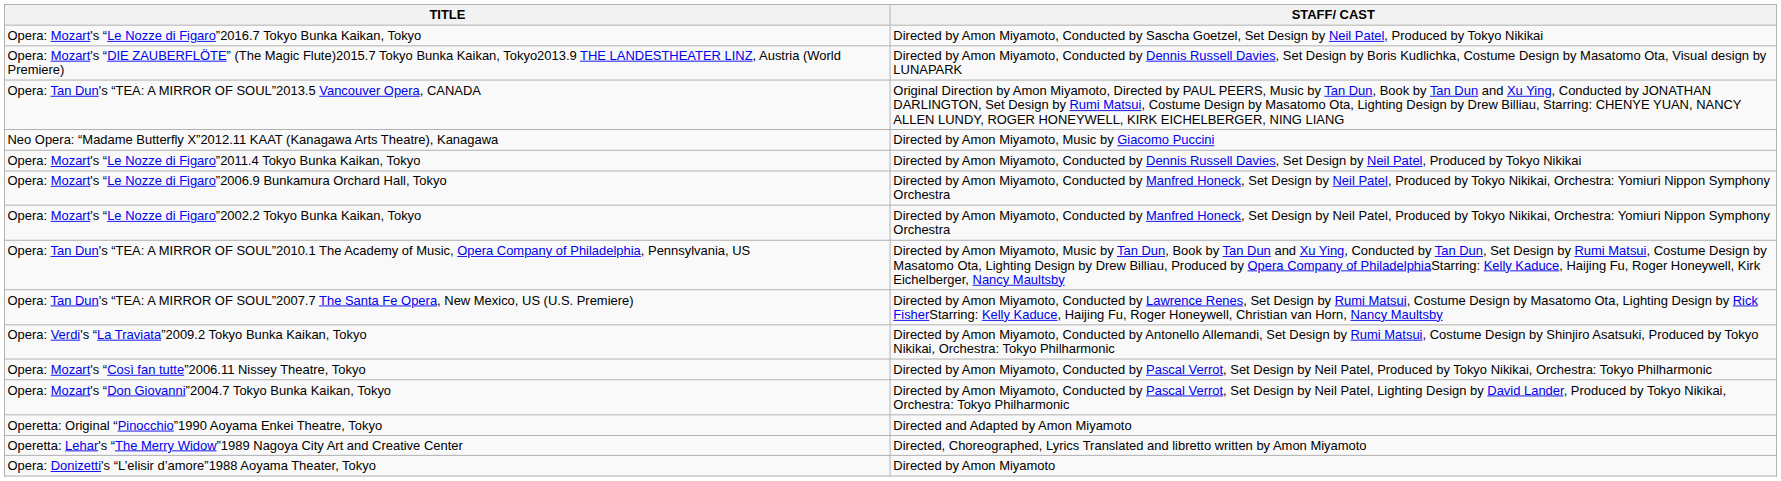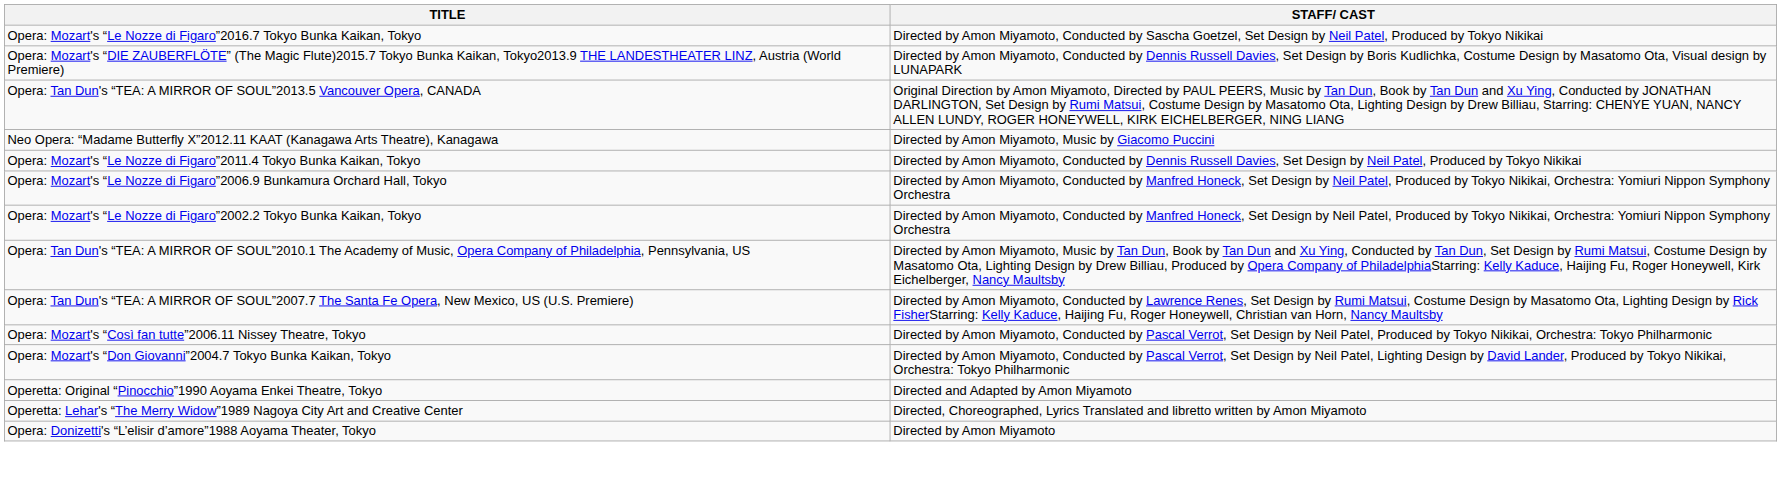- row: (187, 335)
